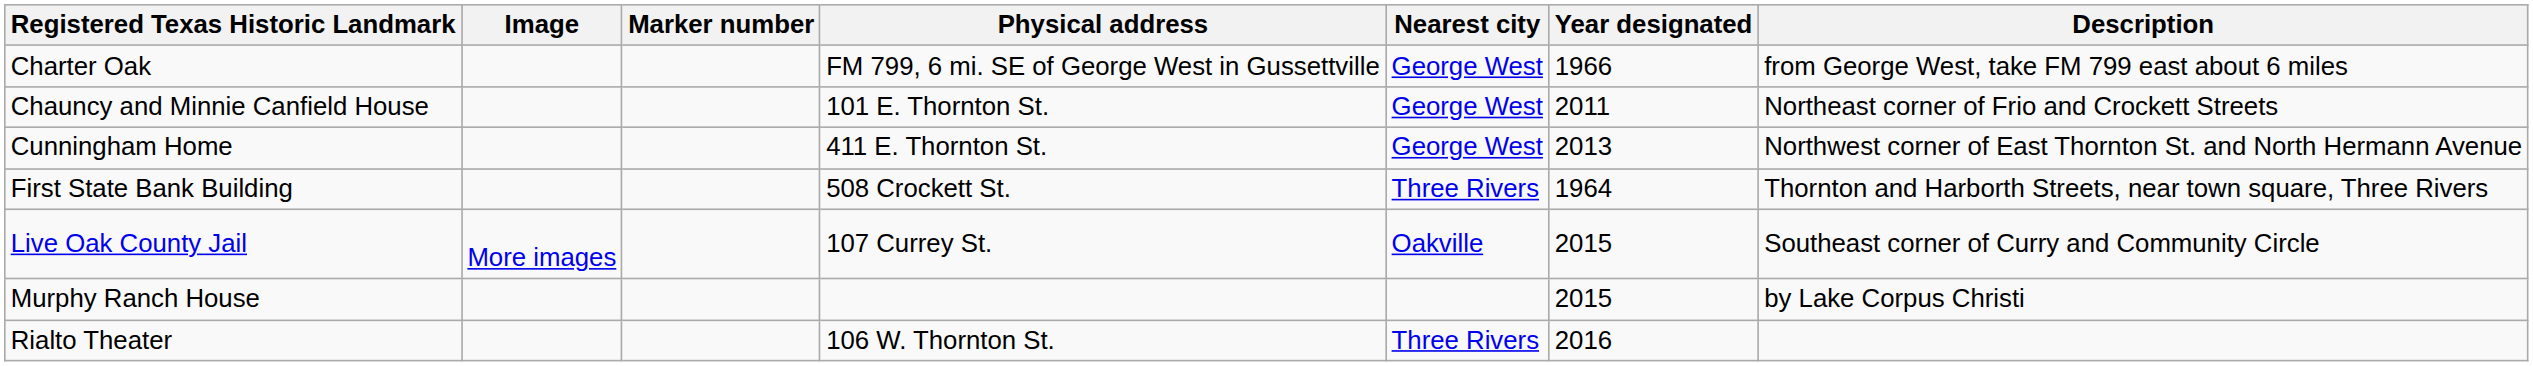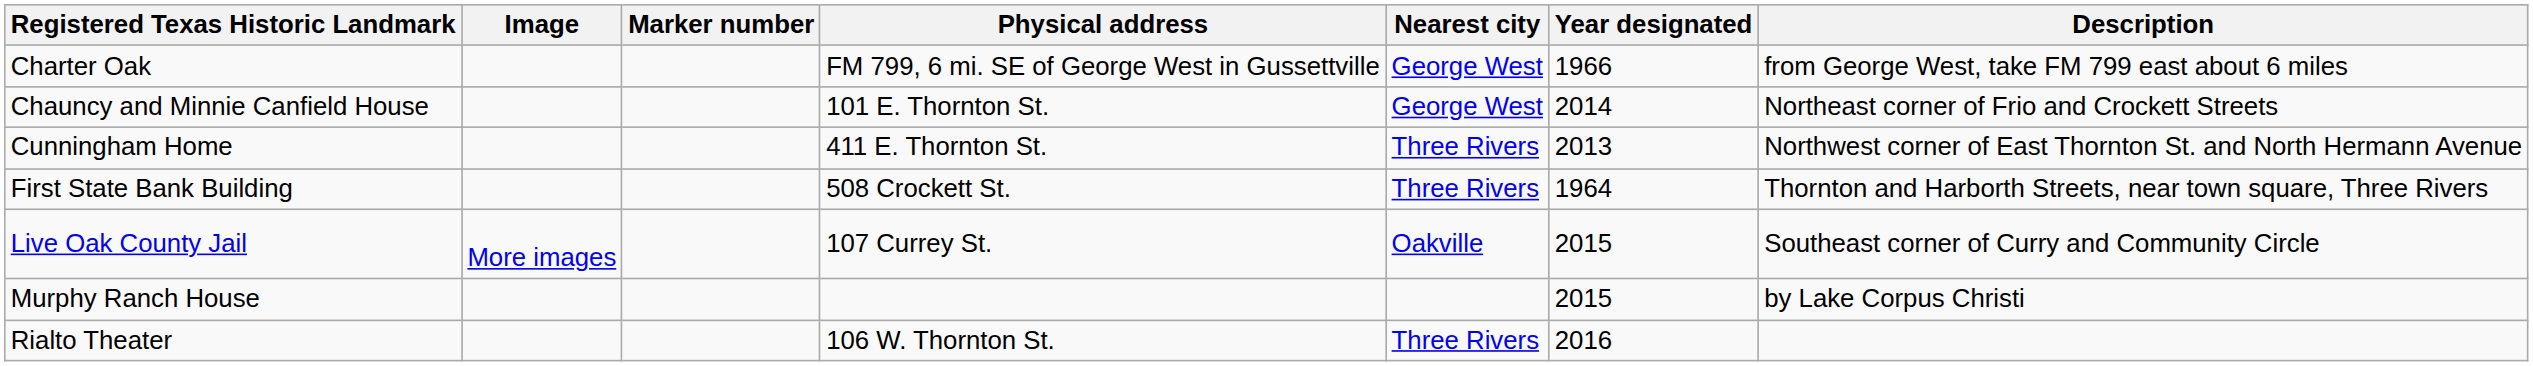(1582, 106) 2011 -> (1583, 106) 2014
(1467, 147) George West -> (1465, 147) Three Rivers
